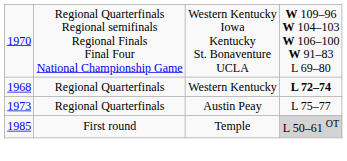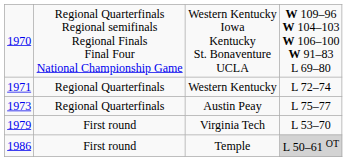(19, 87) 1968 -> (19, 87) 1971
(311, 87) bold -> (311, 87) normal
+ row: (233, 125)
(19, 126) 1985 -> (19, 145) 1986
